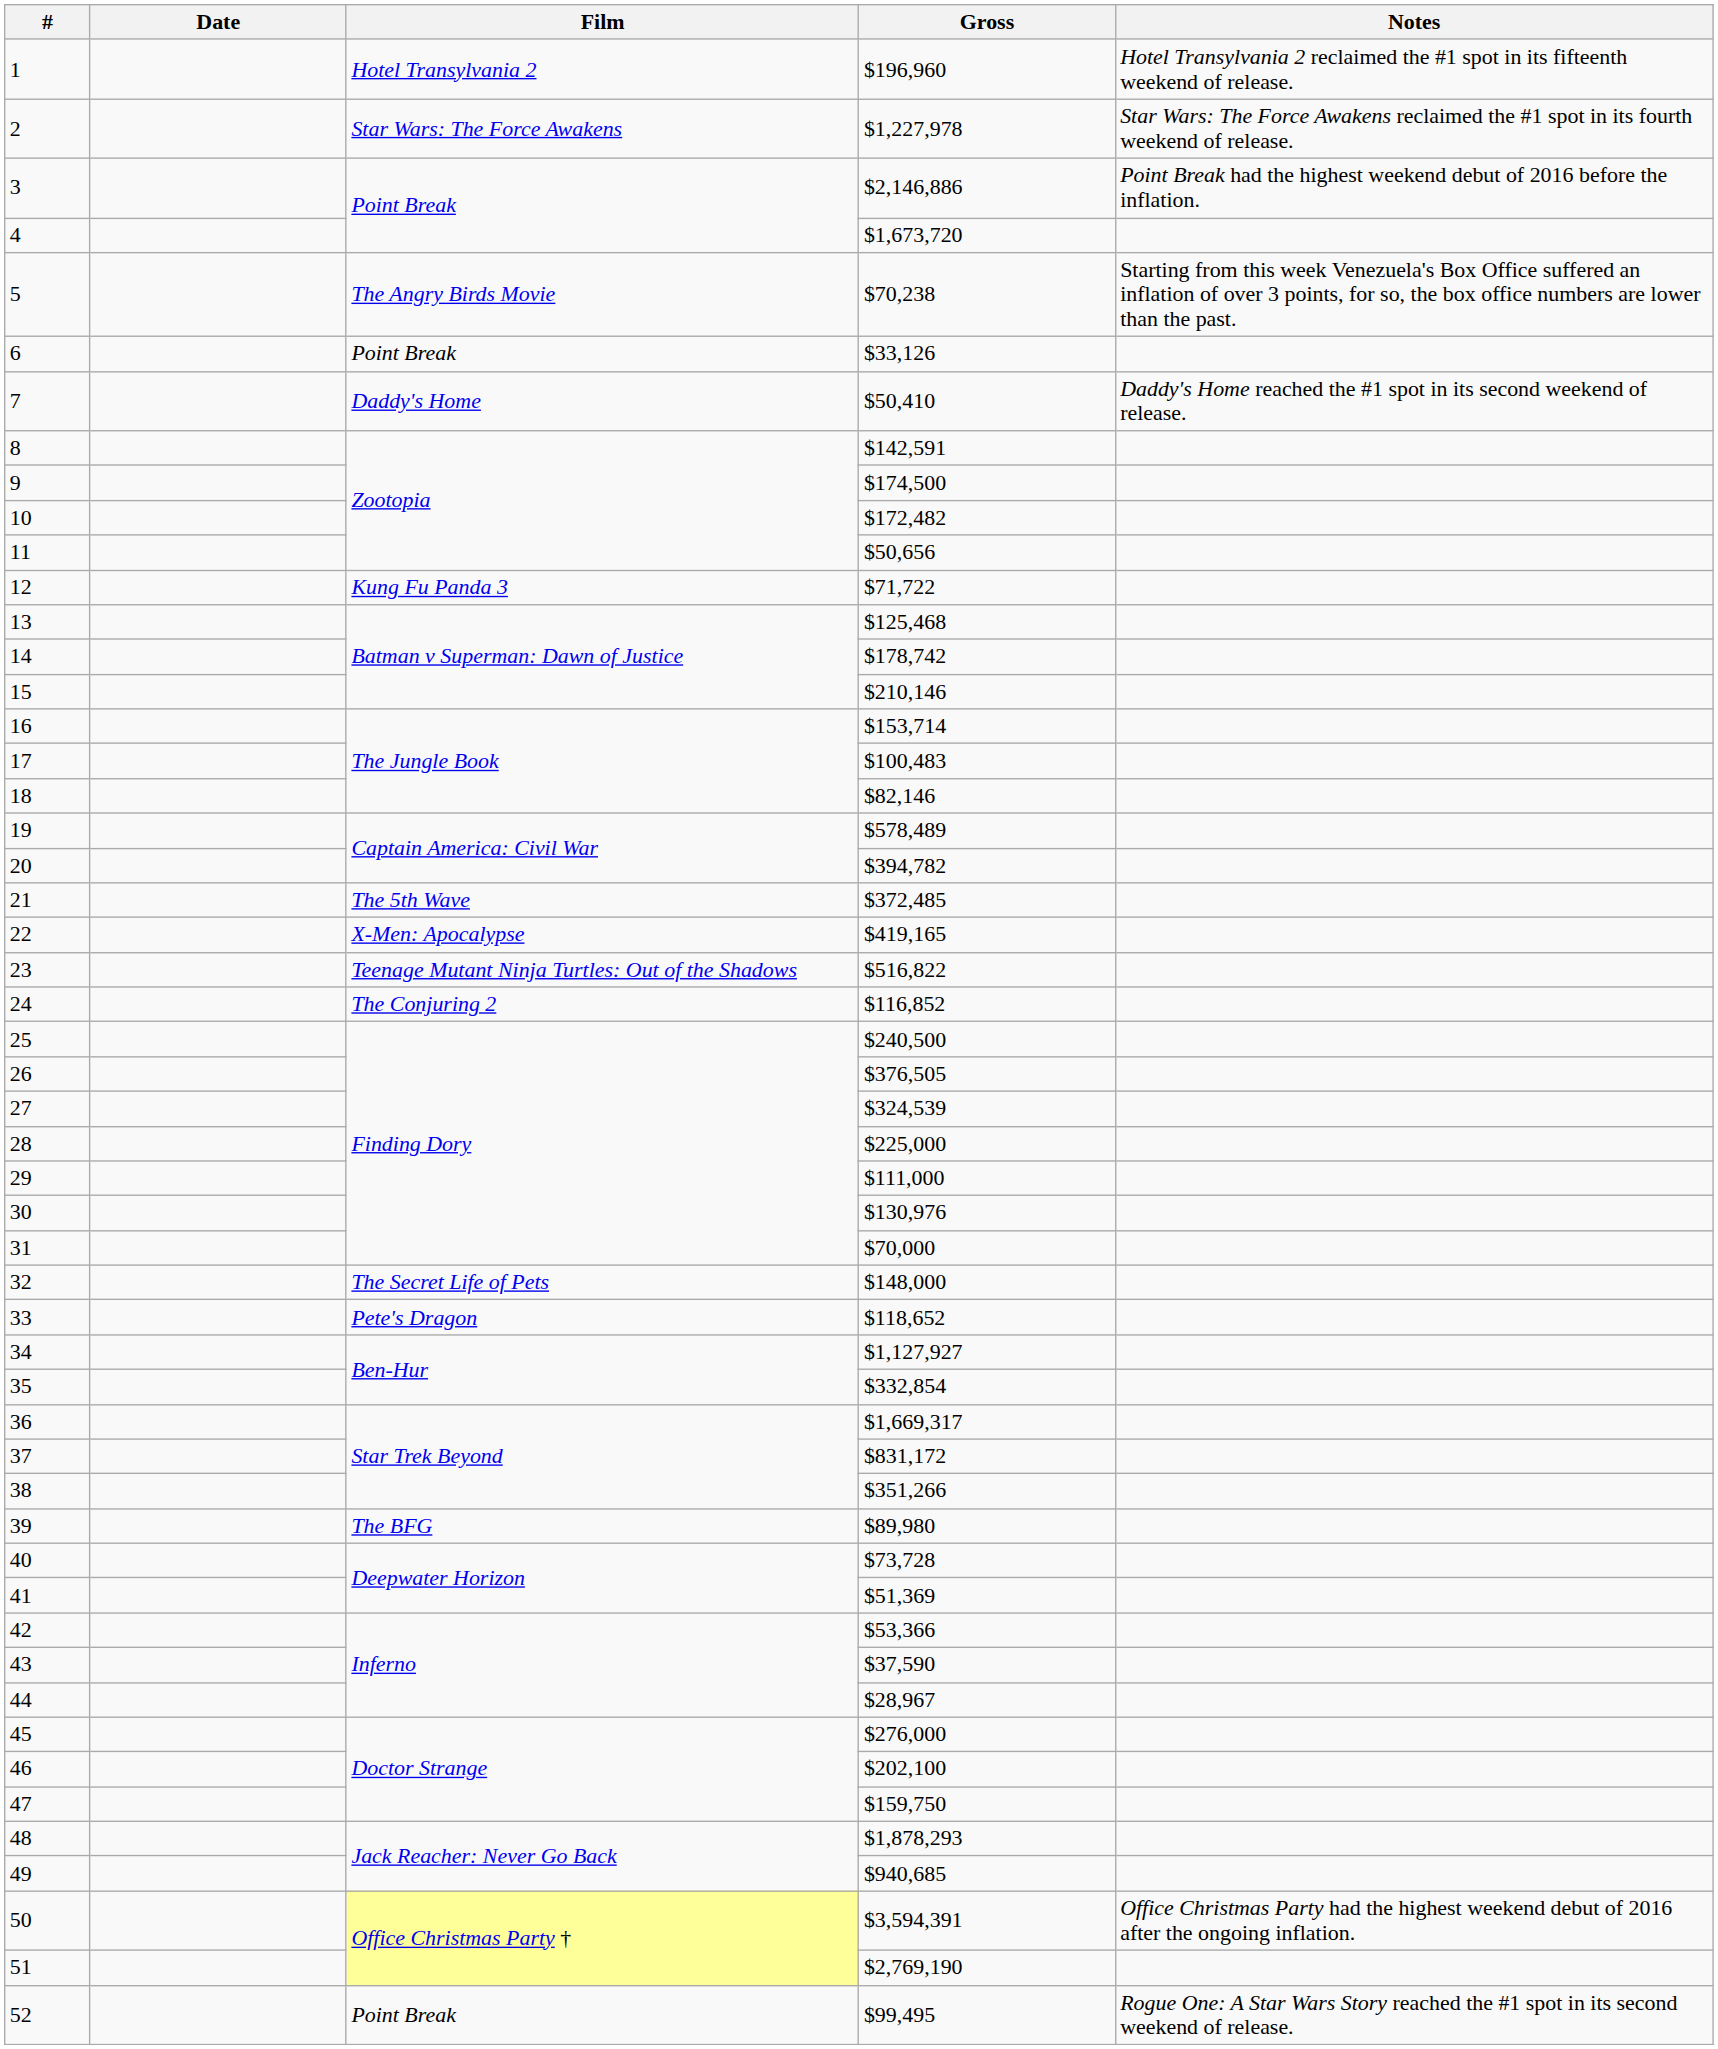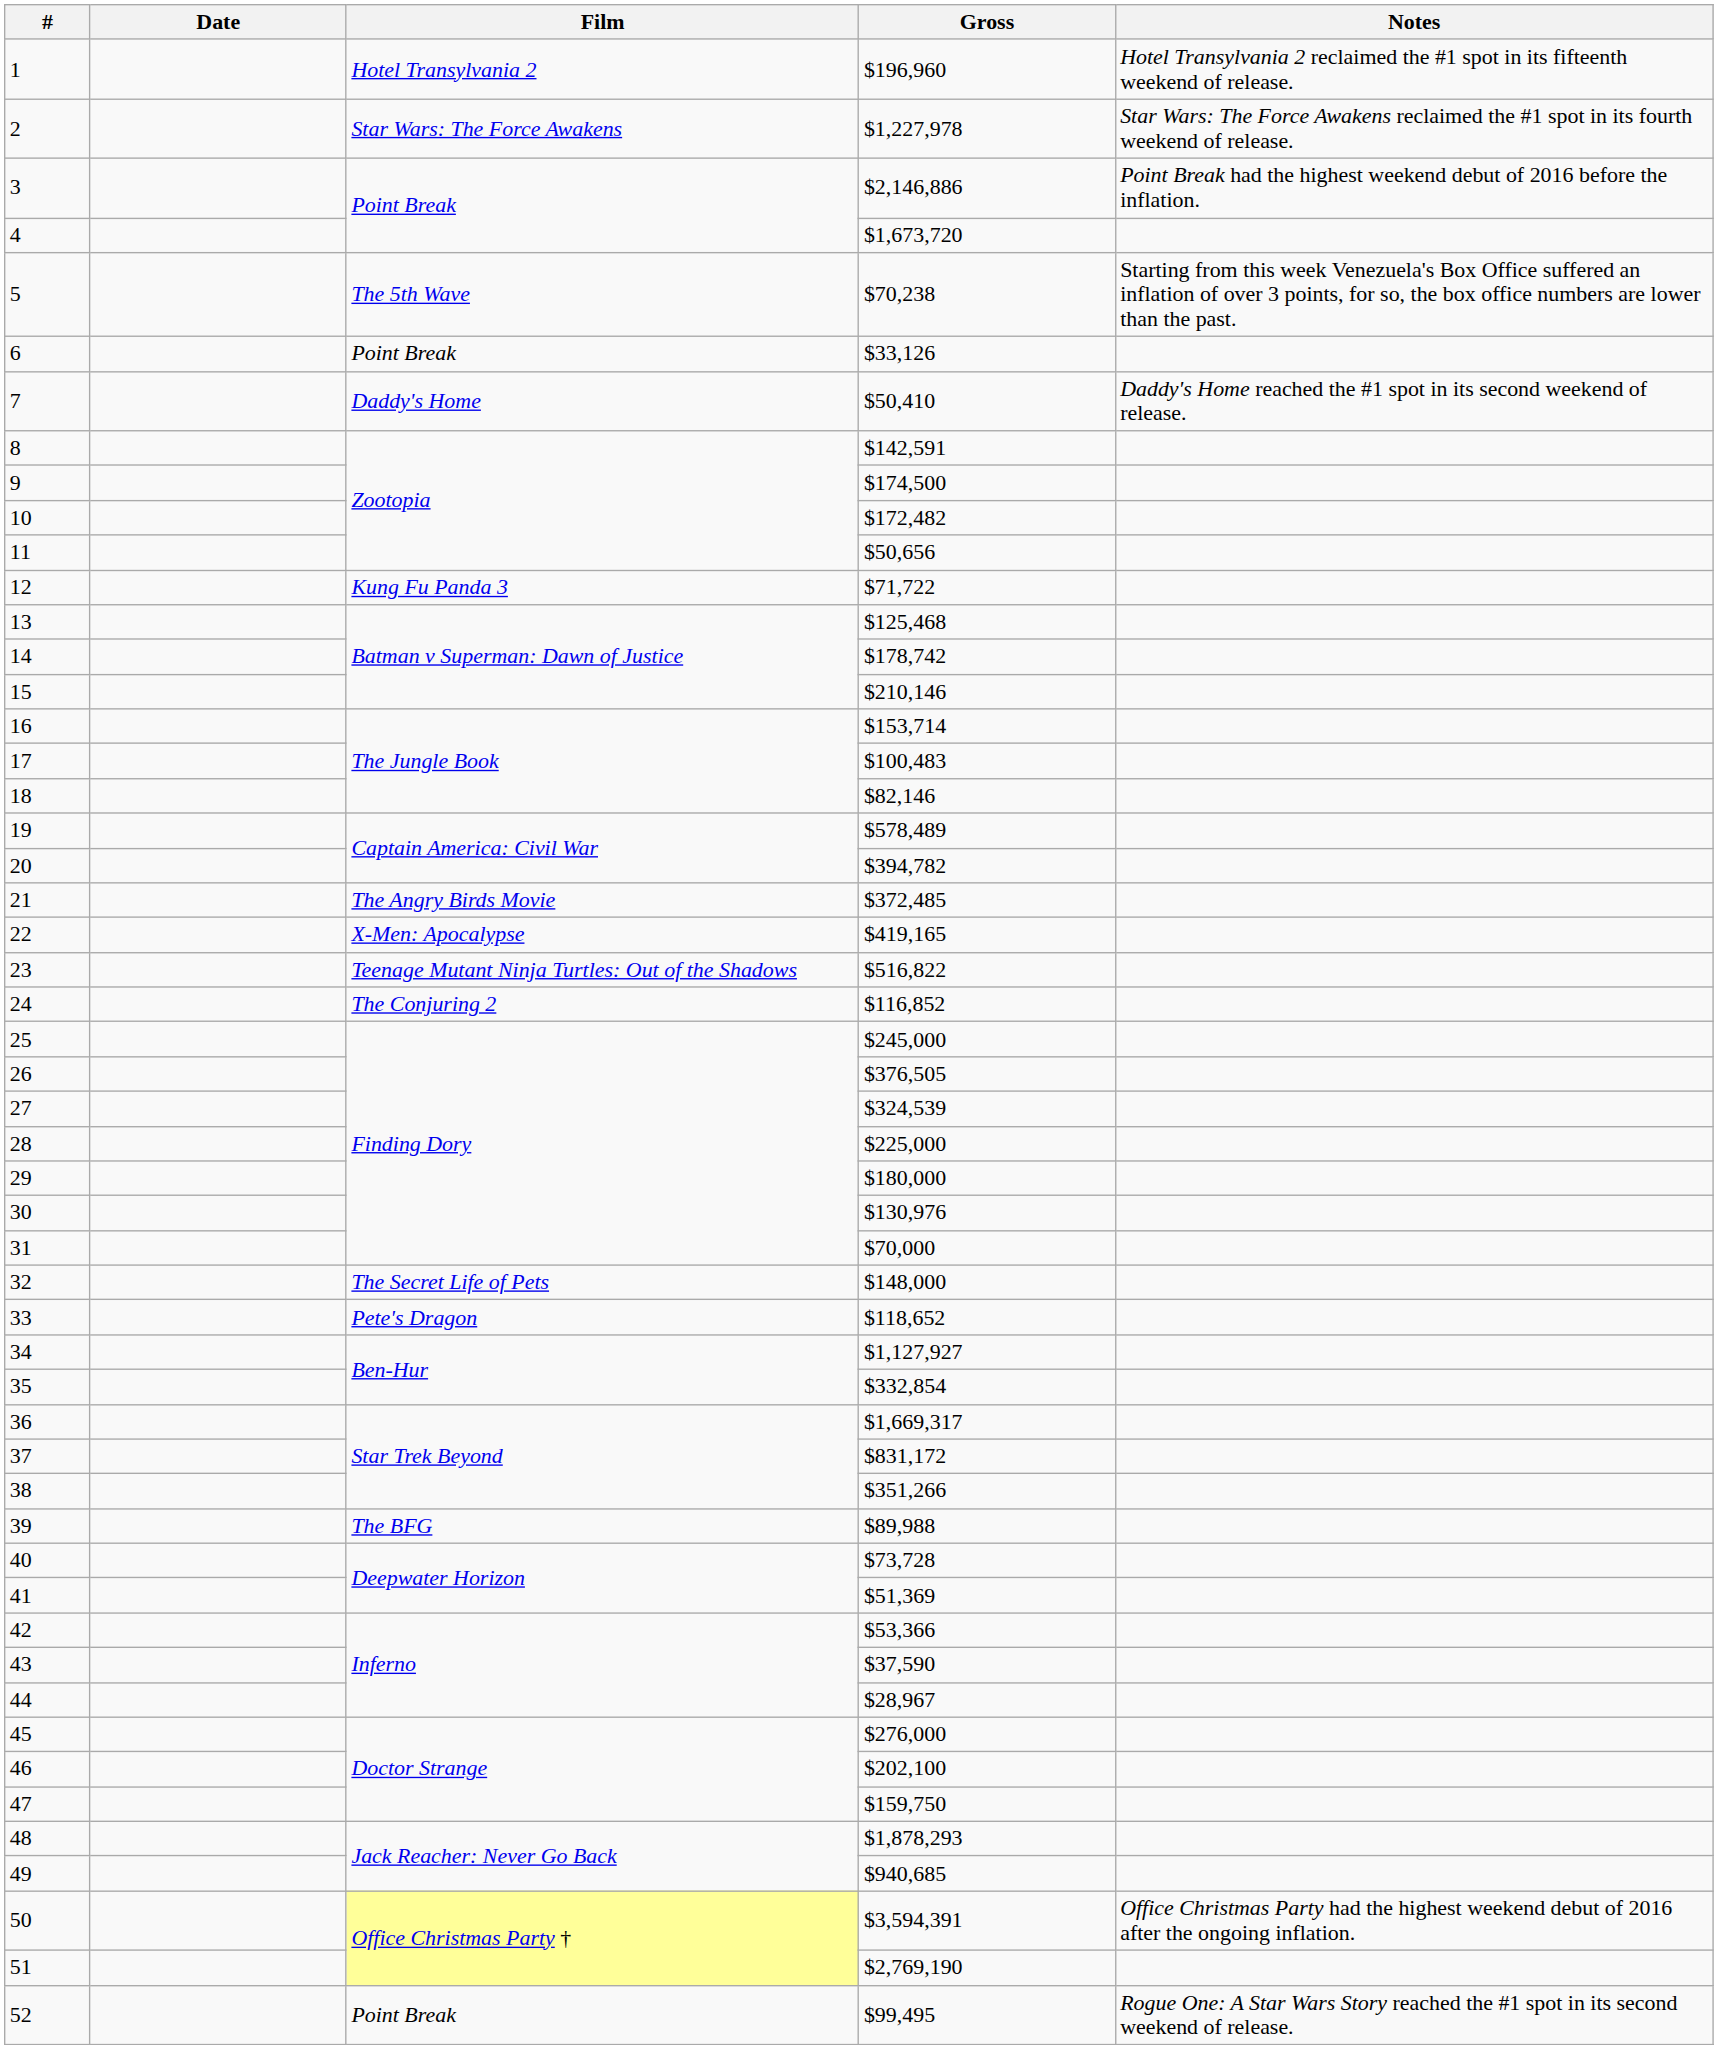(453, 294) The Angry Birds Movie -> (411, 294) The 5th Wave
(411, 899) The 5th Wave -> (453, 899) The Angry Birds Movie
(905, 1038) $240,500 -> (905, 1038) $245,000
(904, 1177) $111,000 -> (905, 1177) $180,000
(900, 1525) $89,980 -> (900, 1525) $89,988
